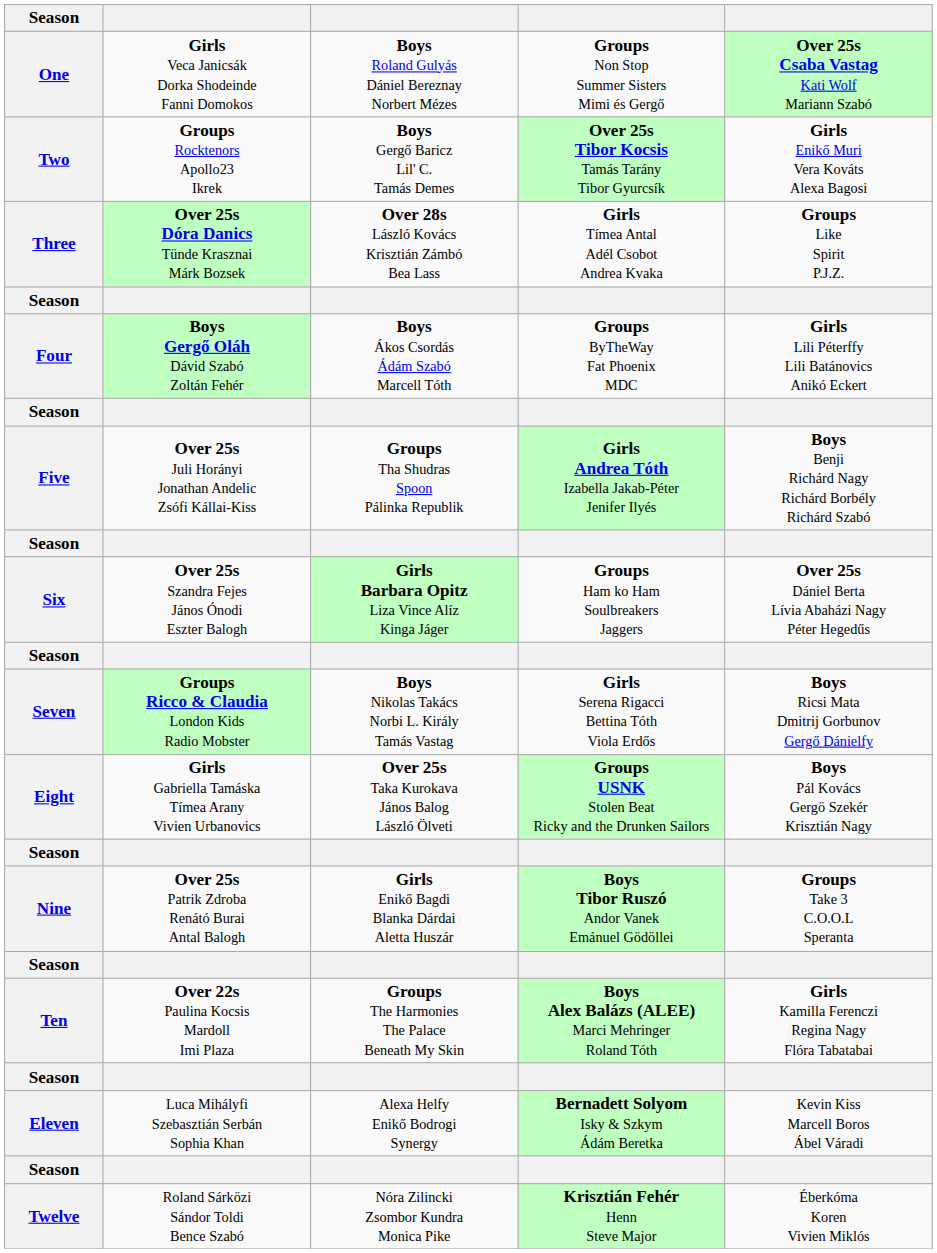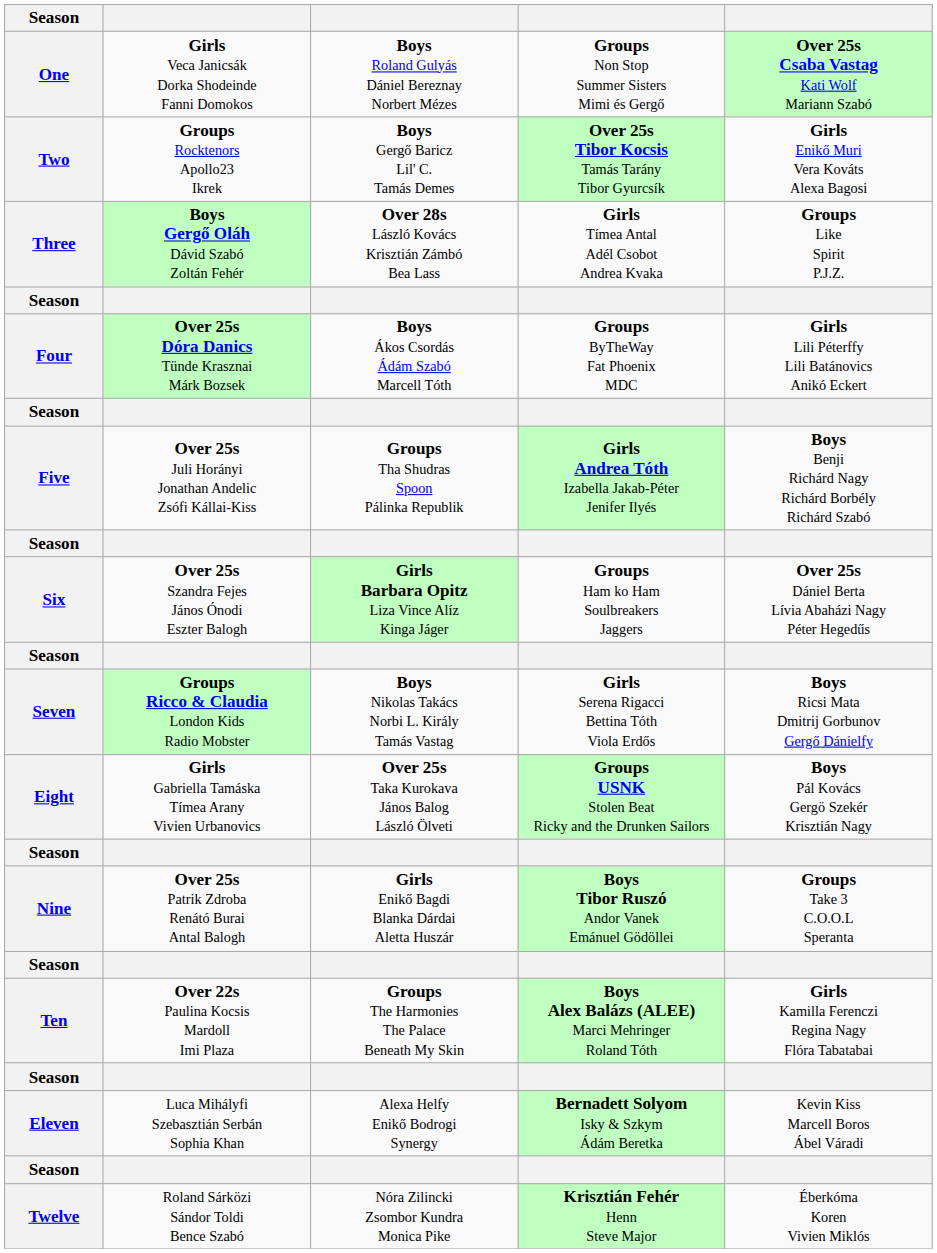(207, 243) Over 25s Dóra Danics Tünde Krasznai Márk Bozsek -> (207, 243) Boys Gergő Oláh Dávid Szabó Zoltán Fehér
(207, 356) Boys Gergő Oláh Dávid Szabó Zoltán Fehér -> (207, 356) Over 25s Dóra Danics Tünde Krasznai Márk Bozsek
